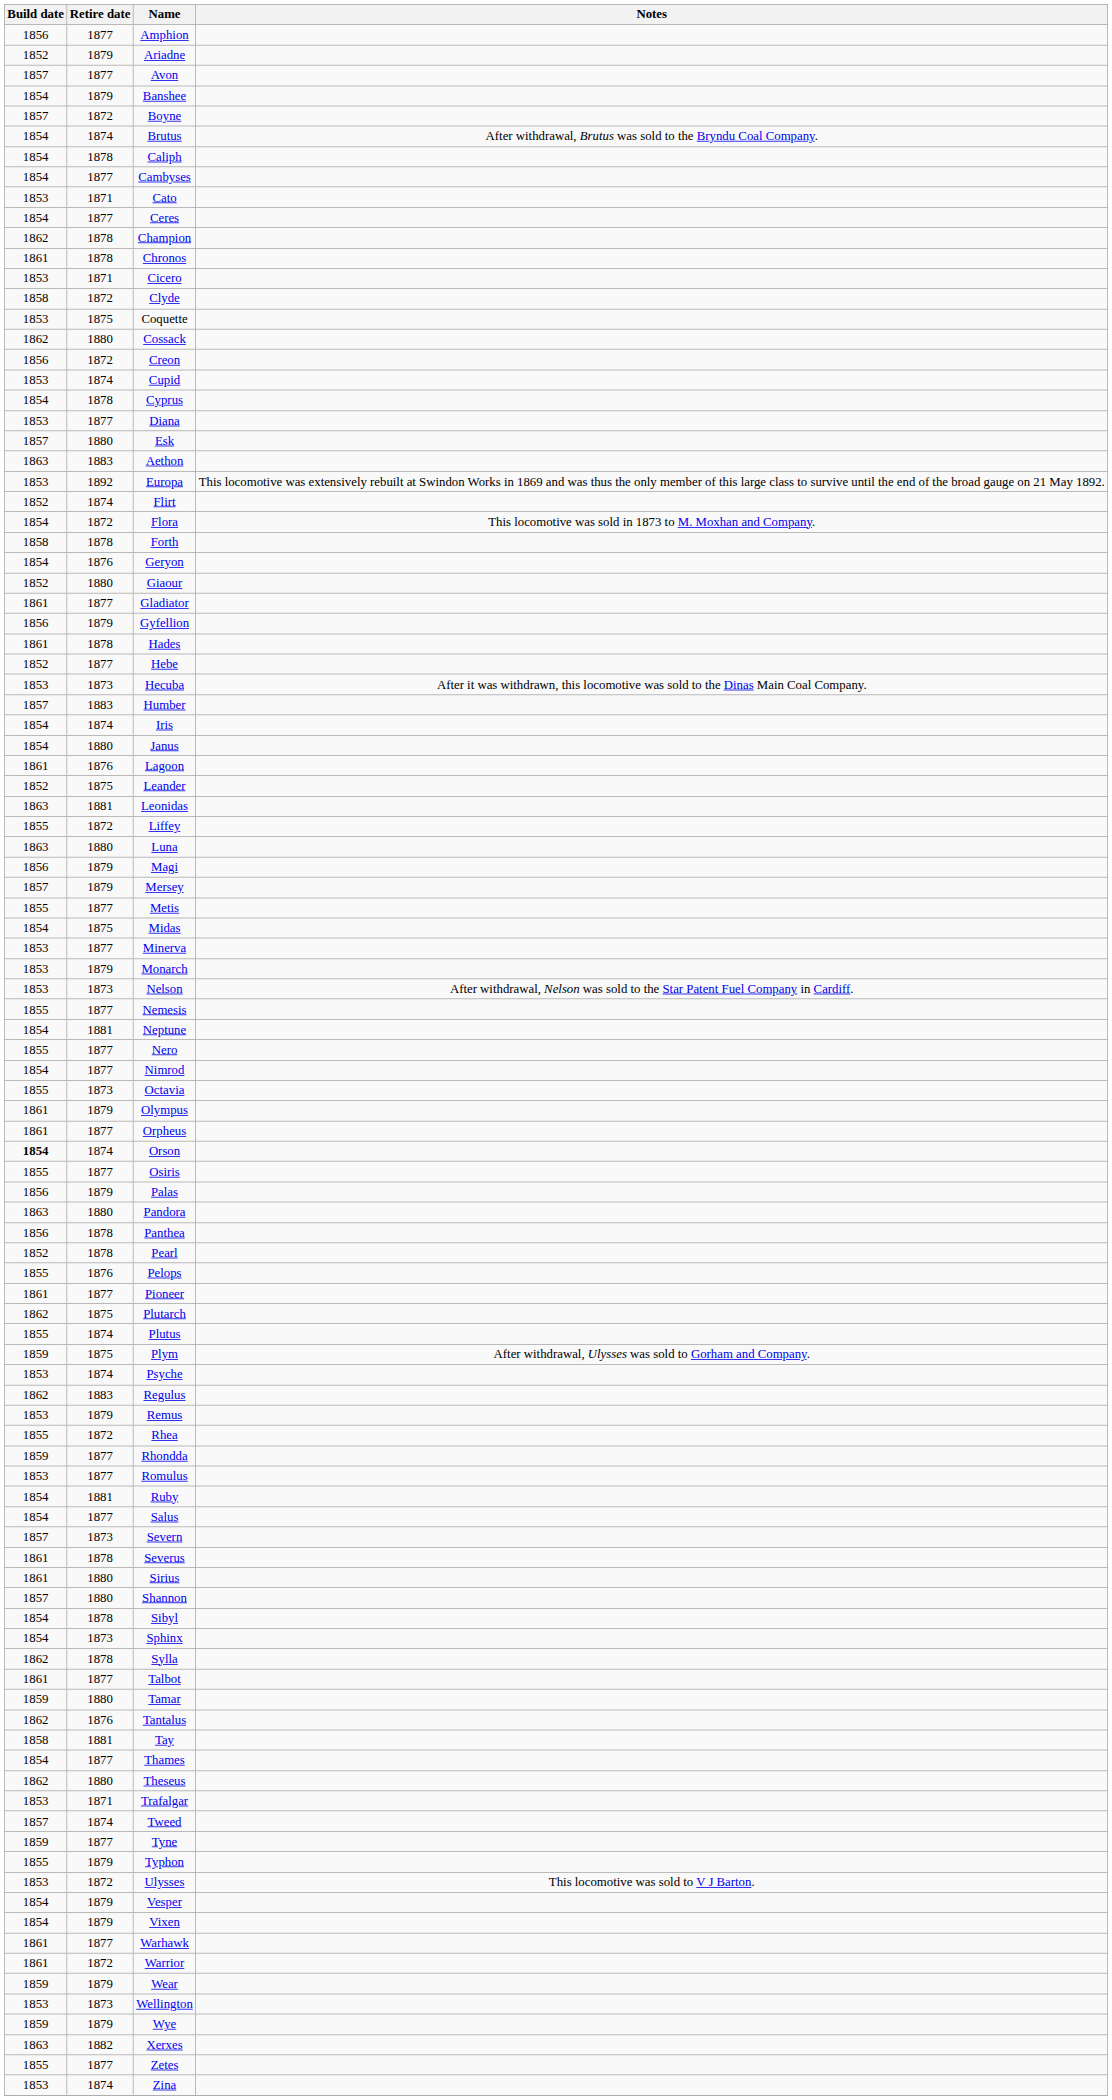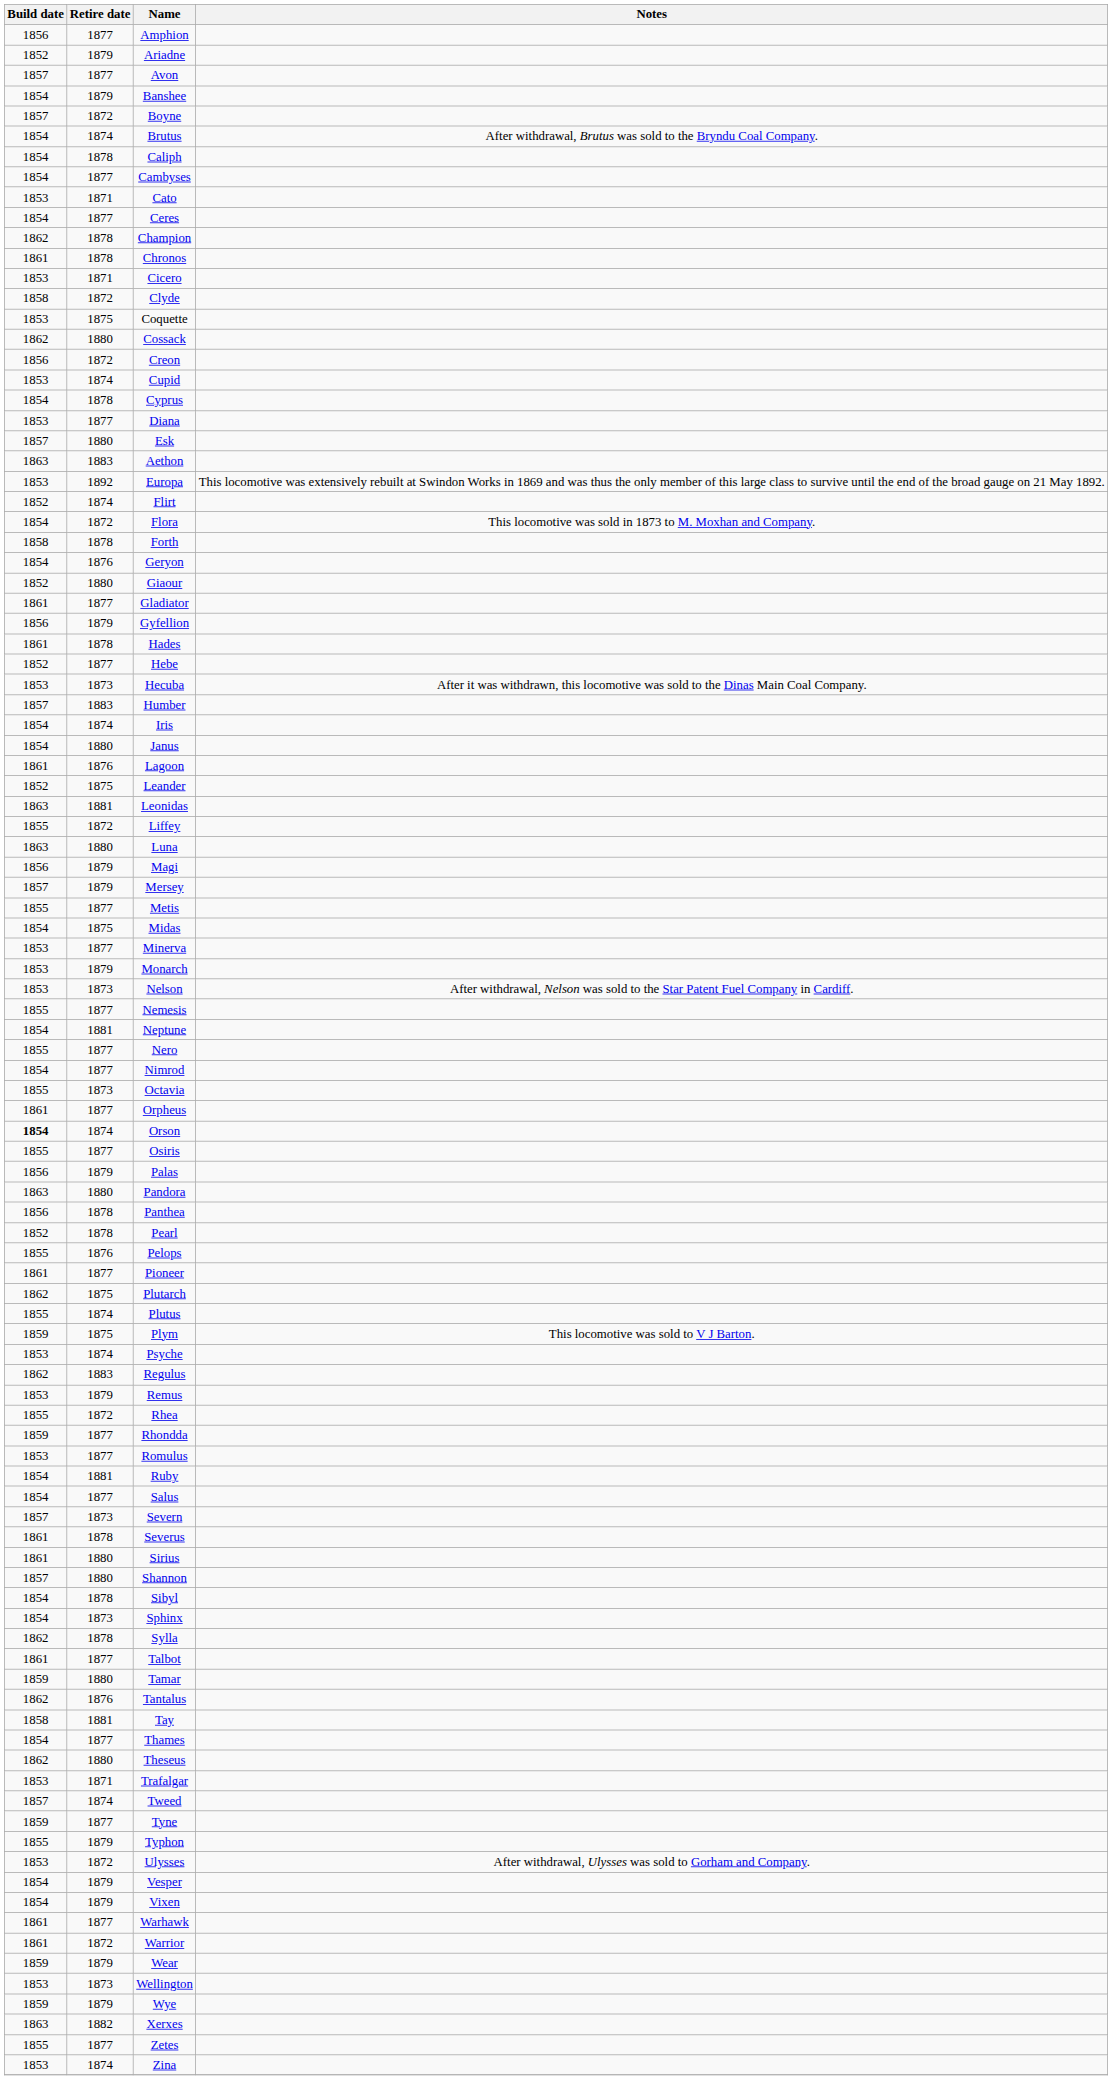- row: (165, 1110)
(652, 1354) After withdrawal, Ulysses was sold to Gorham and Company. -> (652, 1334) This locomotive was sold to V J Barton.
(652, 1882) This locomotive was sold to V J Barton. -> (652, 1861) After withdrawal, Ulysses was sold to Gorham and Company.
